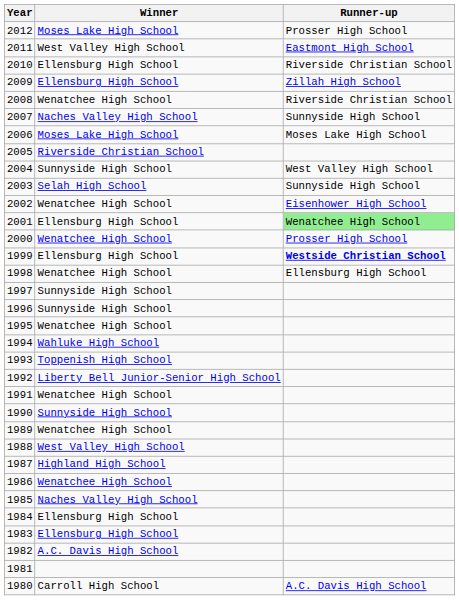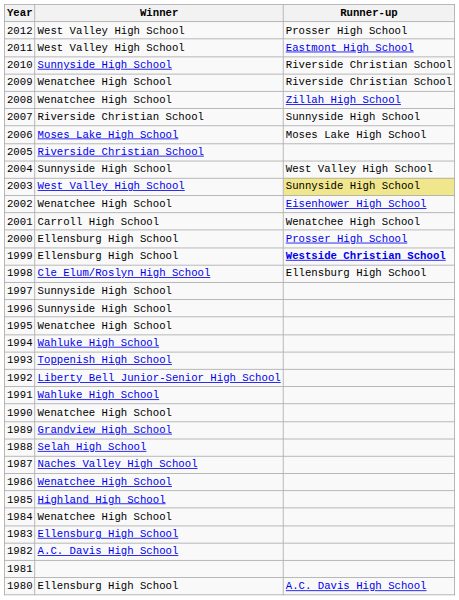(108, 30) Moses Lake High School -> (111, 30) West Valley High School
(108, 65) Ellensburg High School -> (105, 65) Sunnyside High School
(108, 83) Ellensburg High School -> (105, 83) Wenatchee High School
(343, 83) Zillah High School -> (369, 83) Riverside Christian School
(369, 100) Riverside Christian School -> (343, 100) Zillah High School
(118, 117) Naches Valley High School -> (121, 117) Riverside Christian School
(92, 187) Selah High School -> (111, 187) West Valley High School
(353, 187) no background -> (353, 187) khaki background
(108, 222) Ellensburg High School -> (98, 222) Carroll High School
(353, 222) lightgreen background -> (353, 222) no background
(105, 239) Wenatchee High School -> (108, 239) Ellensburg High School
(105, 274) Wenatchee High School -> (124, 274) Cle Elum/Roslyn High School
(105, 395) Wenatchee High School -> (98, 395) Wahluke High School
(105, 413) Sunnyside High School -> (105, 413) Wenatchee High School
(105, 430) Wenatchee High School -> (105, 430) Grandview High School
(111, 447) West Valley High School -> (92, 447) Selah High School
(102, 465) Highland High School -> (118, 465) Naches Valley High School
(118, 500) Naches Valley High School -> (102, 500) Highland High School
(108, 517) Ellensburg High School -> (105, 517) Wenatchee High School
(98, 586) Carroll High School -> (108, 586) Ellensburg High School
